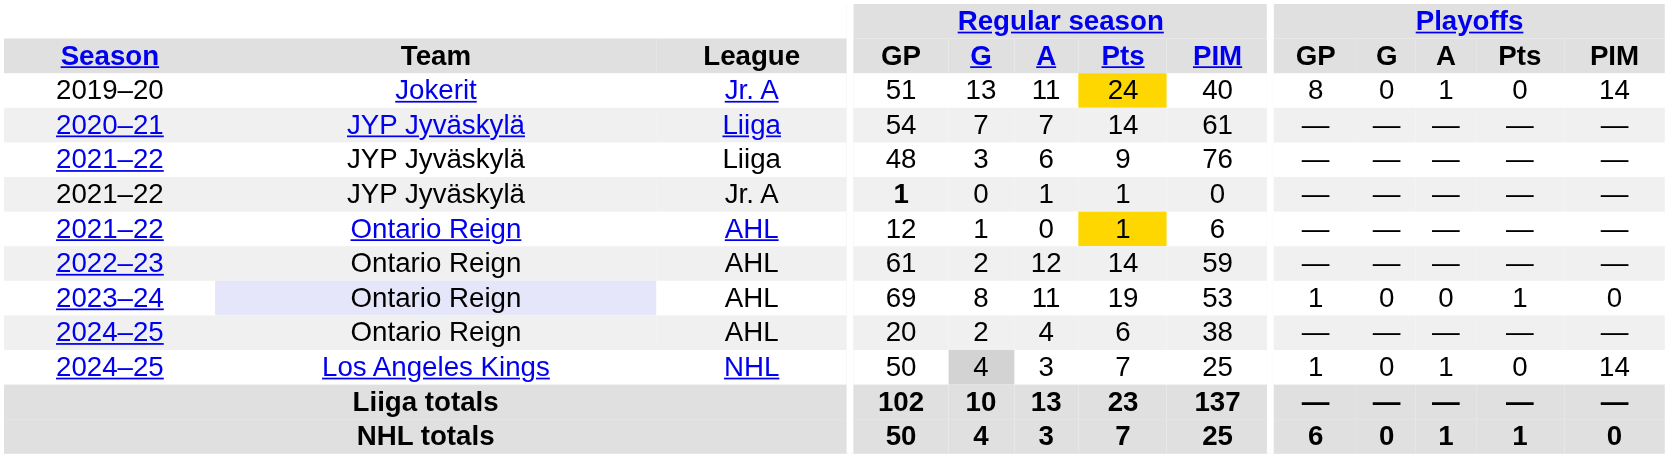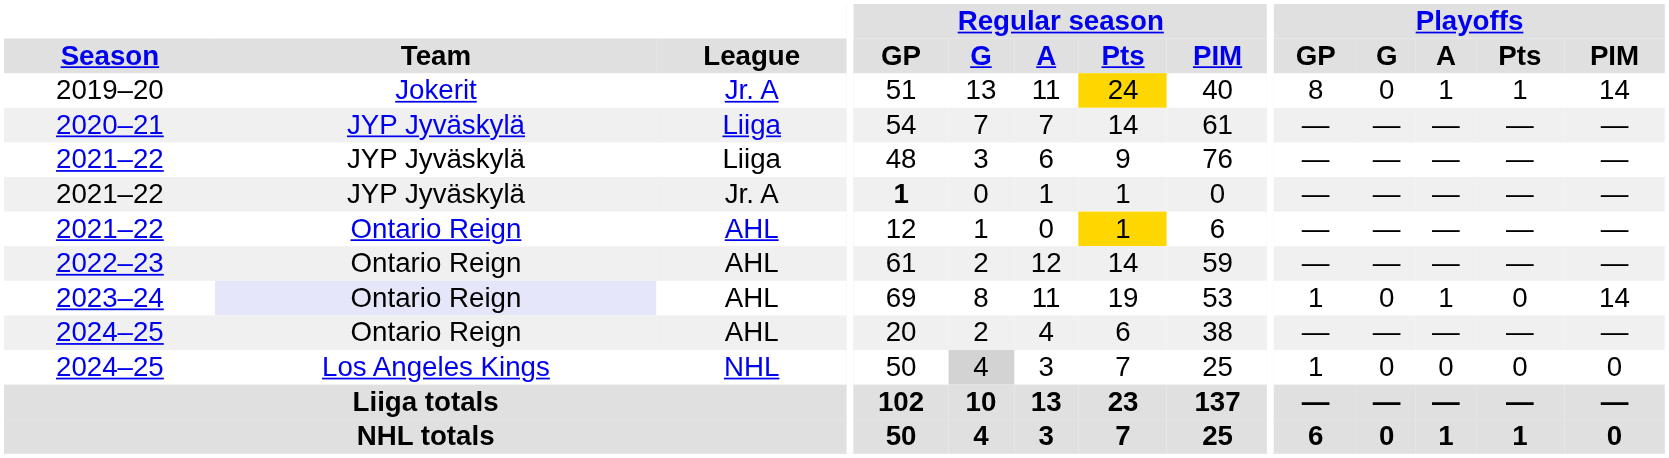(1520, 90) 0 -> (1520, 90) 1
(1446, 297) 0 -> (1446, 297) 1
(1520, 297) 1 -> (1520, 297) 0
(1615, 297) 0 -> (1615, 297) 14
(1446, 366) 1 -> (1446, 366) 0
(1615, 366) 14 -> (1615, 366) 0
